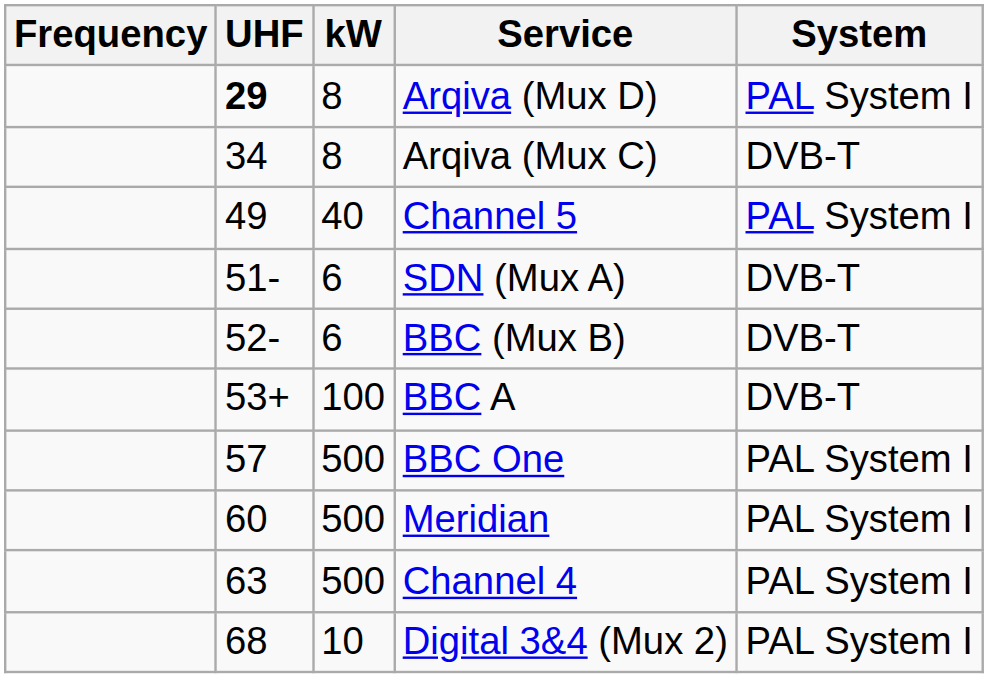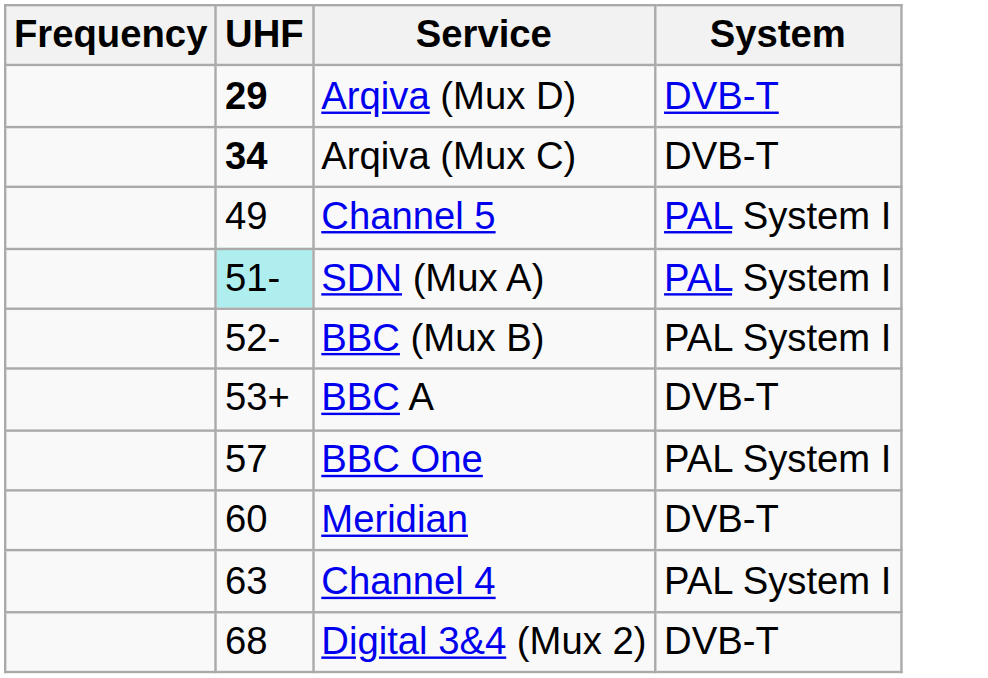- column: (353, 34)
(859, 95) PAL System I -> (721, 95) DVB-T
(246, 156) normal -> (246, 156) bold
(253, 277) no background -> (253, 277) paleturquoise background
(803, 277) DVB-T -> (778, 277) PAL System I
(803, 338) DVB-T -> (778, 338) PAL System I
(859, 519) PAL System I -> (721, 519) DVB-T
(859, 641) PAL System I -> (721, 641) DVB-T
